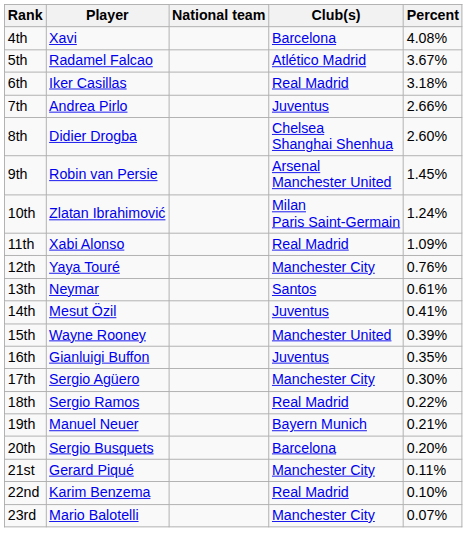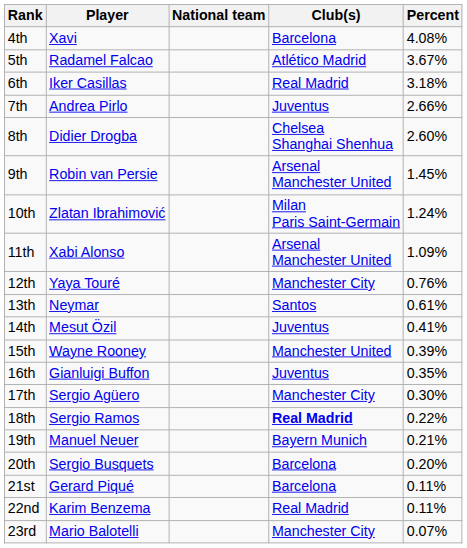(310, 244) Real Madrid -> (332, 252) Arsenal Manchester United
(310, 402) normal -> (312, 418) bold
(323, 470) Manchester City -> (304, 486) Barcelona
(427, 492) 0.10% -> (426, 508) 0.11%
